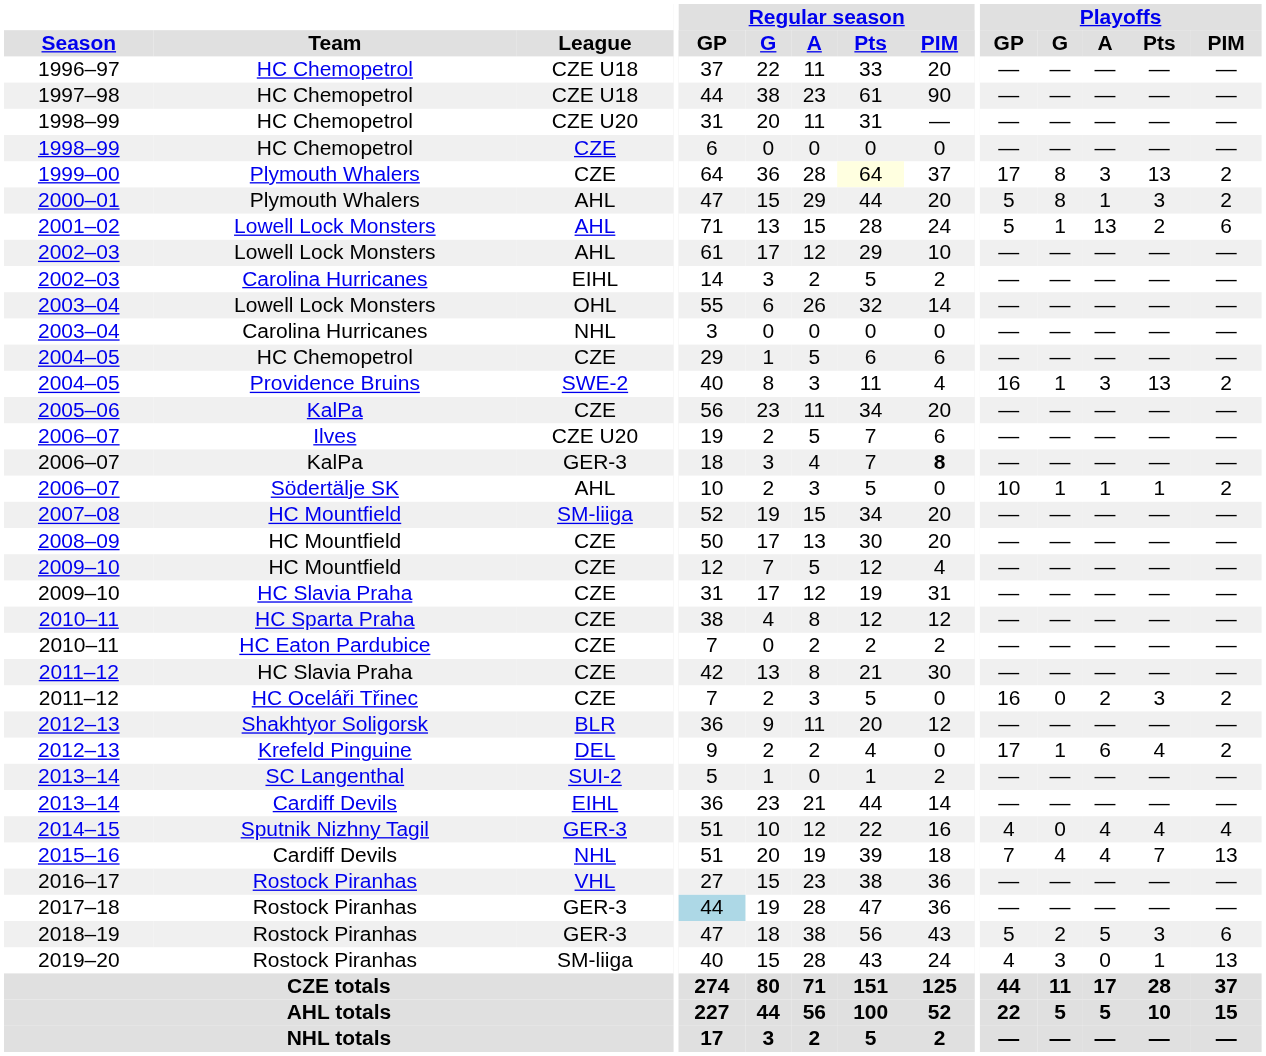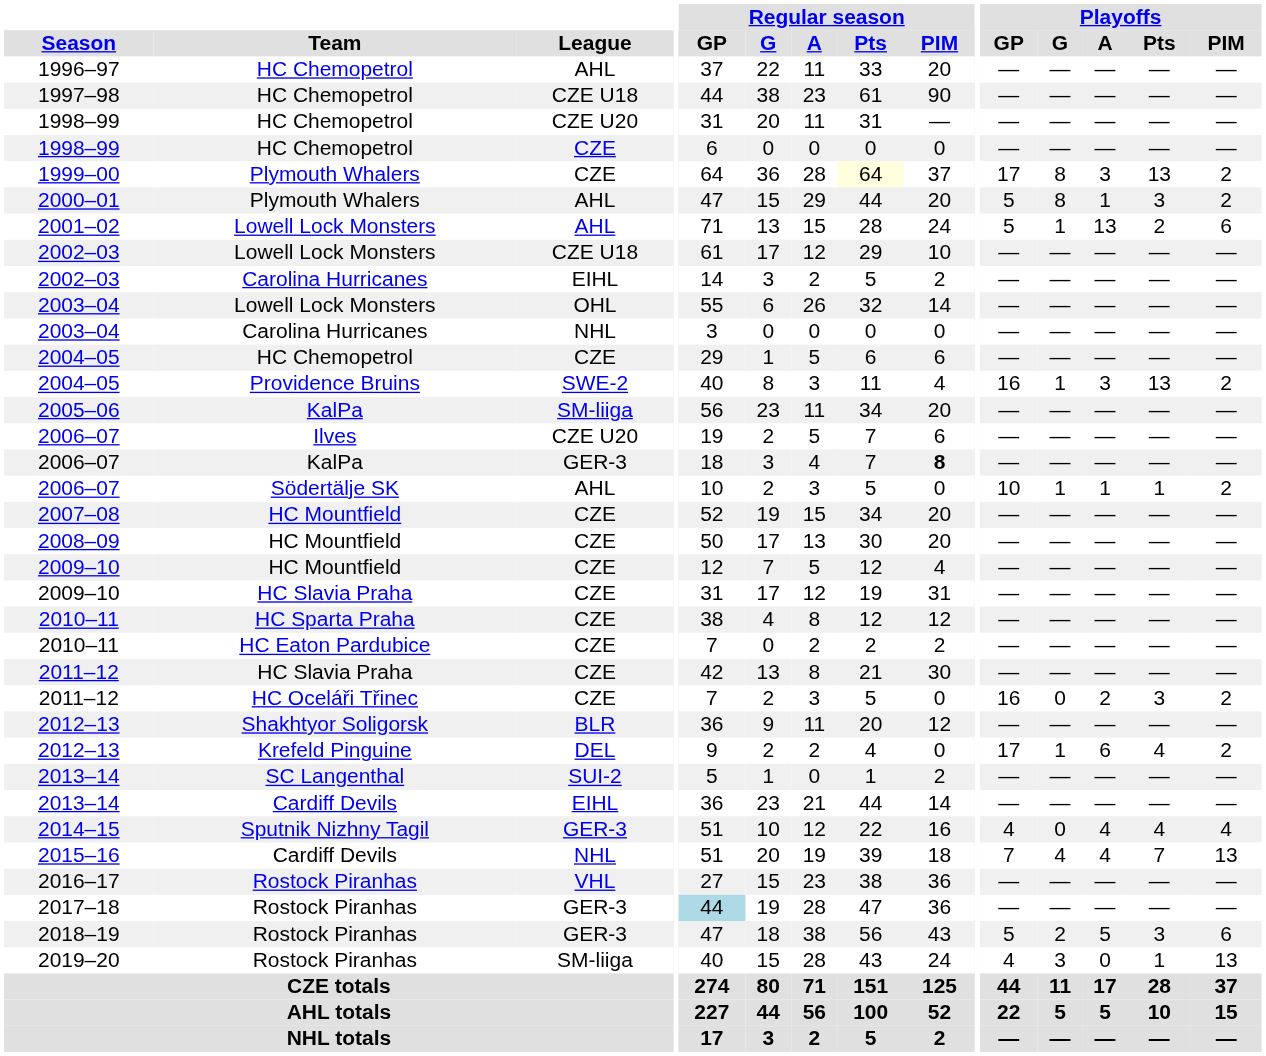(595, 69) CZE U18 -> (595, 69) AHL
(595, 252) AHL -> (595, 252) CZE U18
(595, 409) CZE -> (595, 409) SM-liiga
(595, 514) SM-liiga -> (595, 514) CZE
